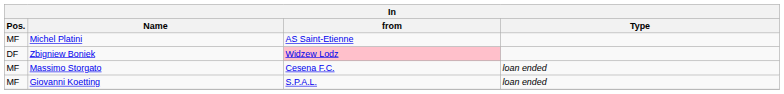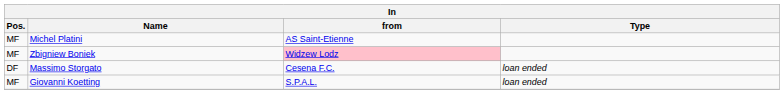(12, 54) DF -> (13, 54) MF
(13, 68) MF -> (12, 68) DF
